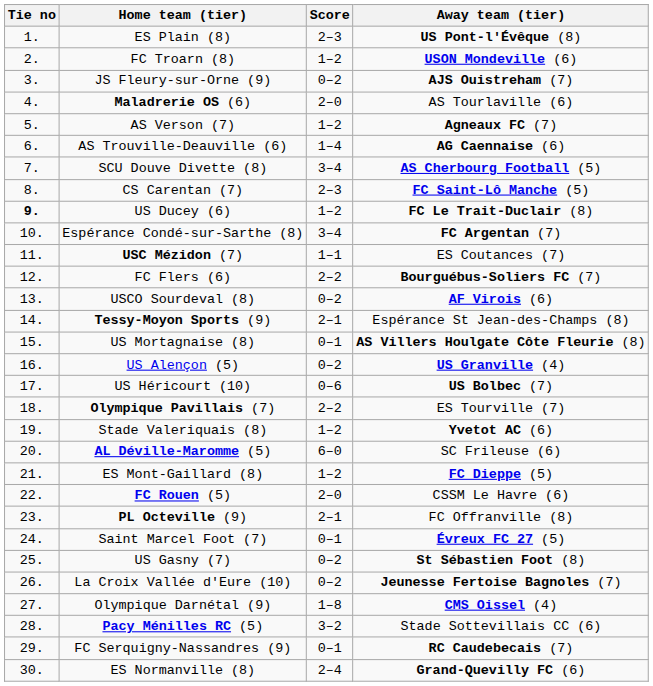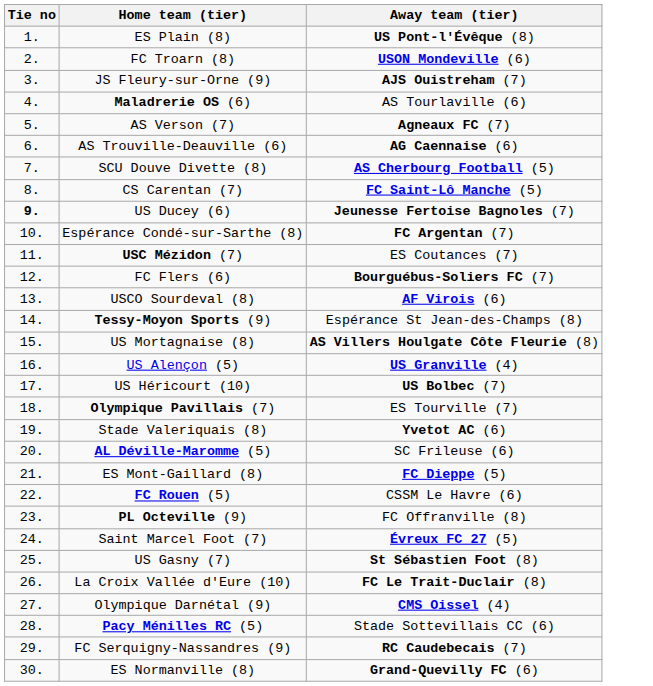- column: (330, 15)
(501, 212) FC Le Trait-Duclair (8) -> (454, 212) Jeunesse Fertoise Bagnoles (7)
(501, 583) Jeunesse Fertoise Bagnoles (7) -> (454, 583) FC Le Trait-Duclair (8)
